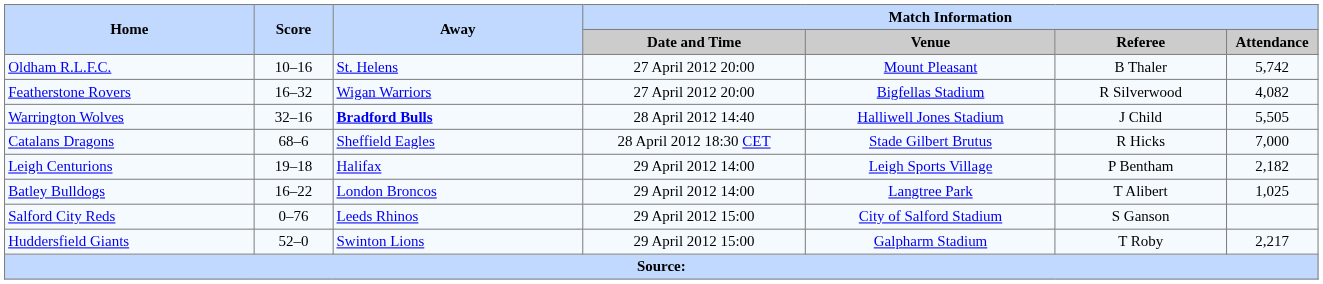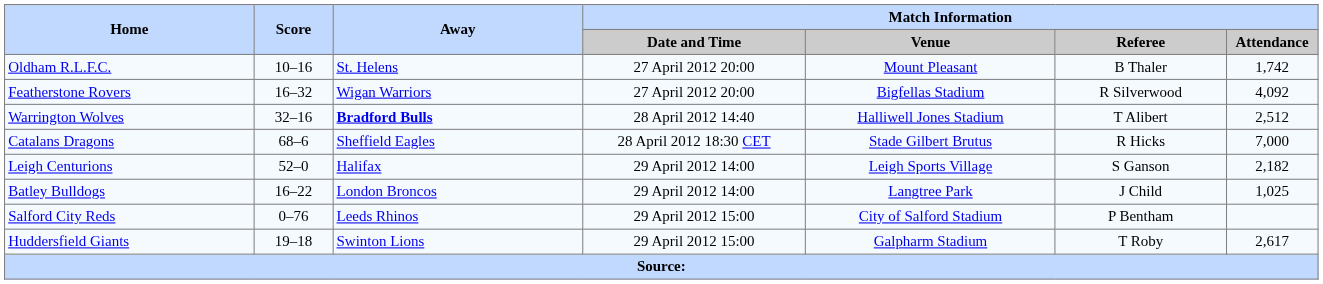(1272, 66) 5,742 -> (1272, 66) 1,742
(1272, 91) 4,082 -> (1272, 91) 4,092
(1141, 116) J Child -> (1141, 116) T Alibert
(1272, 116) 5,505 -> (1272, 116) 2,512
(293, 166) 19–18 -> (293, 166) 52–0
(1141, 166) P Bentham -> (1141, 166) S Ganson
(1141, 191) T Alibert -> (1141, 191) J Child
(1141, 216) S Ganson -> (1141, 216) P Bentham
(293, 241) 52–0 -> (293, 241) 19–18
(1272, 241) 2,217 -> (1272, 241) 2,617
